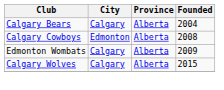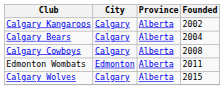+ row: (49, 25)
(110, 38) Edmonton -> (112, 51) Calgary
(107, 51) Calgary -> (115, 65) Edmonton
(188, 51) 2009 -> (193, 65) 2011
